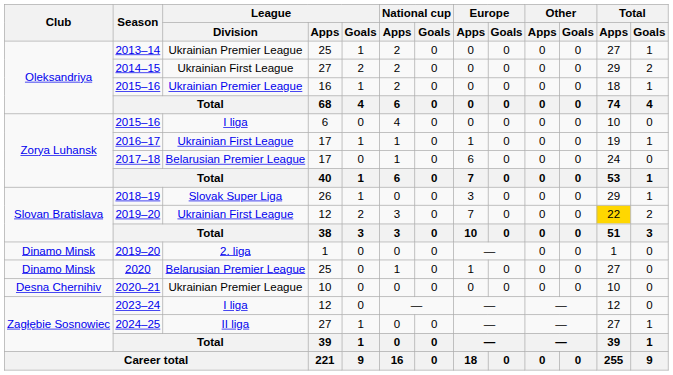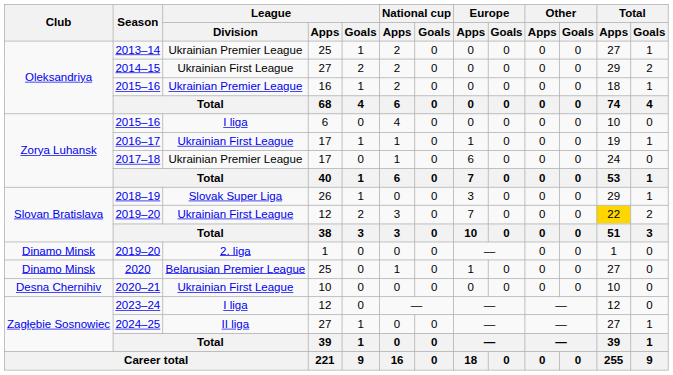(235, 159) Belarusian Premier League -> (235, 159) Ukrainian Premier League
(235, 287) Ukrainian Premier League -> (235, 287) Ukrainian First League
